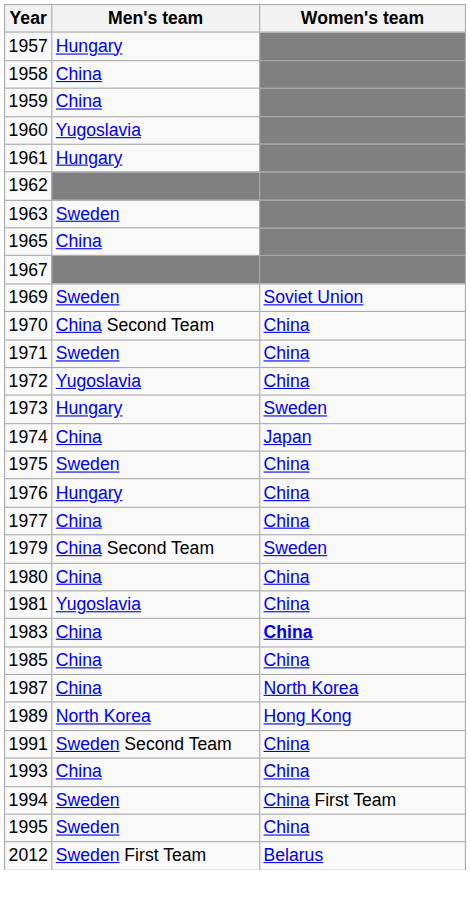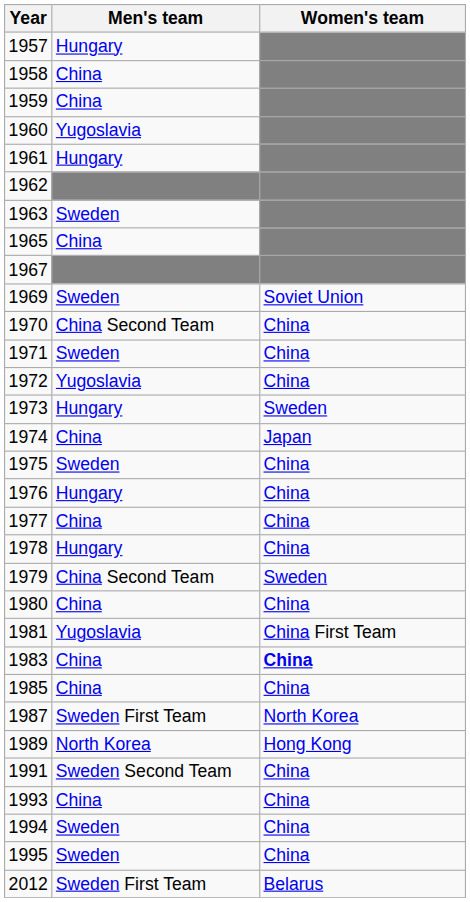+ row: (28, 548)
(287, 604) China -> (330, 632) China First Team
(79, 688) China -> (131, 716) Sweden First Team
(330, 800) China First Team -> (287, 827) China
